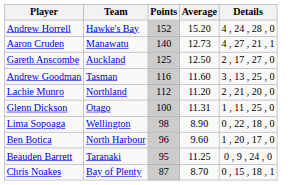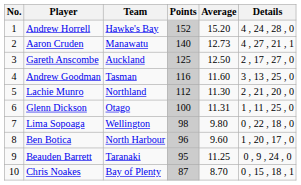+ column: (14, 12)
(199, 92) 11.20 -> (219, 92) 11.30
(199, 124) 8.90 -> (219, 124) 9.80
